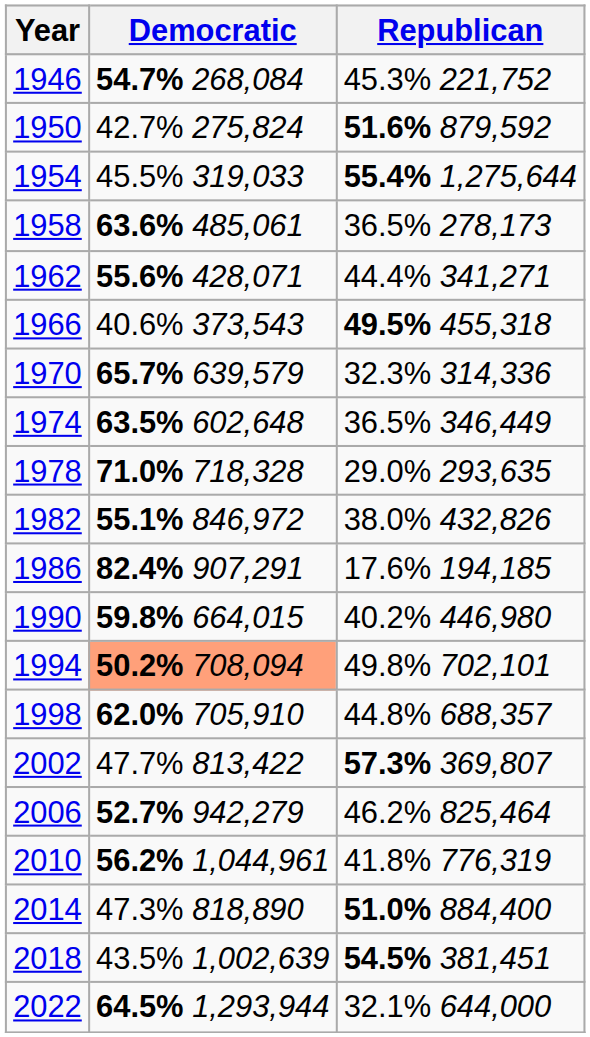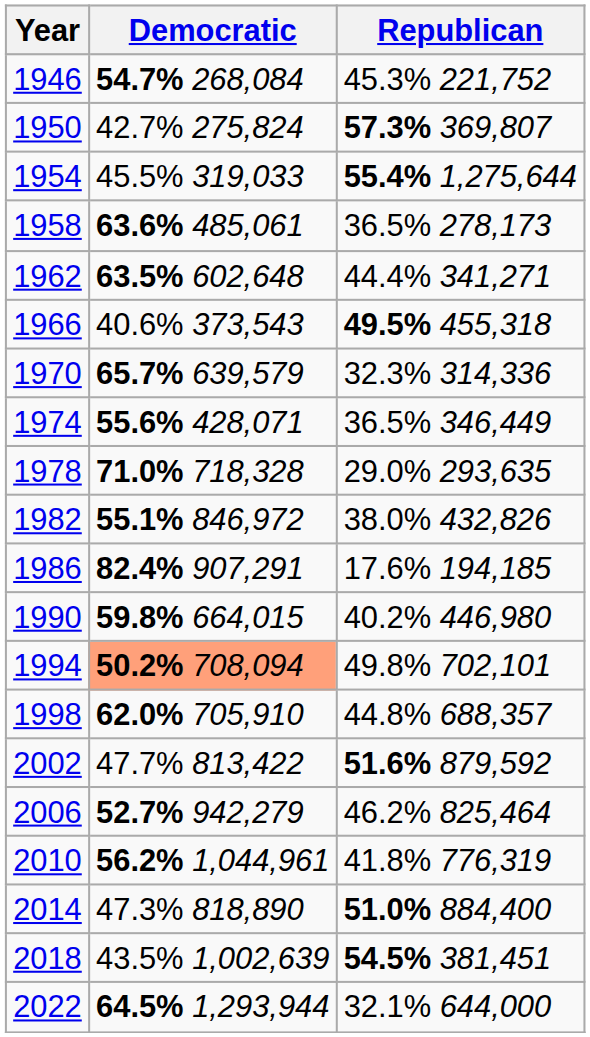(447, 128) 51.6% 879,592 -> (447, 128) 57.3% 369,807
(200, 275) 55.6% 428,071 -> (200, 275) 63.5% 602,648
(200, 421) 63.5% 602,648 -> (200, 421) 55.6% 428,071
(447, 763) 57.3% 369,807 -> (447, 763) 51.6% 879,592
